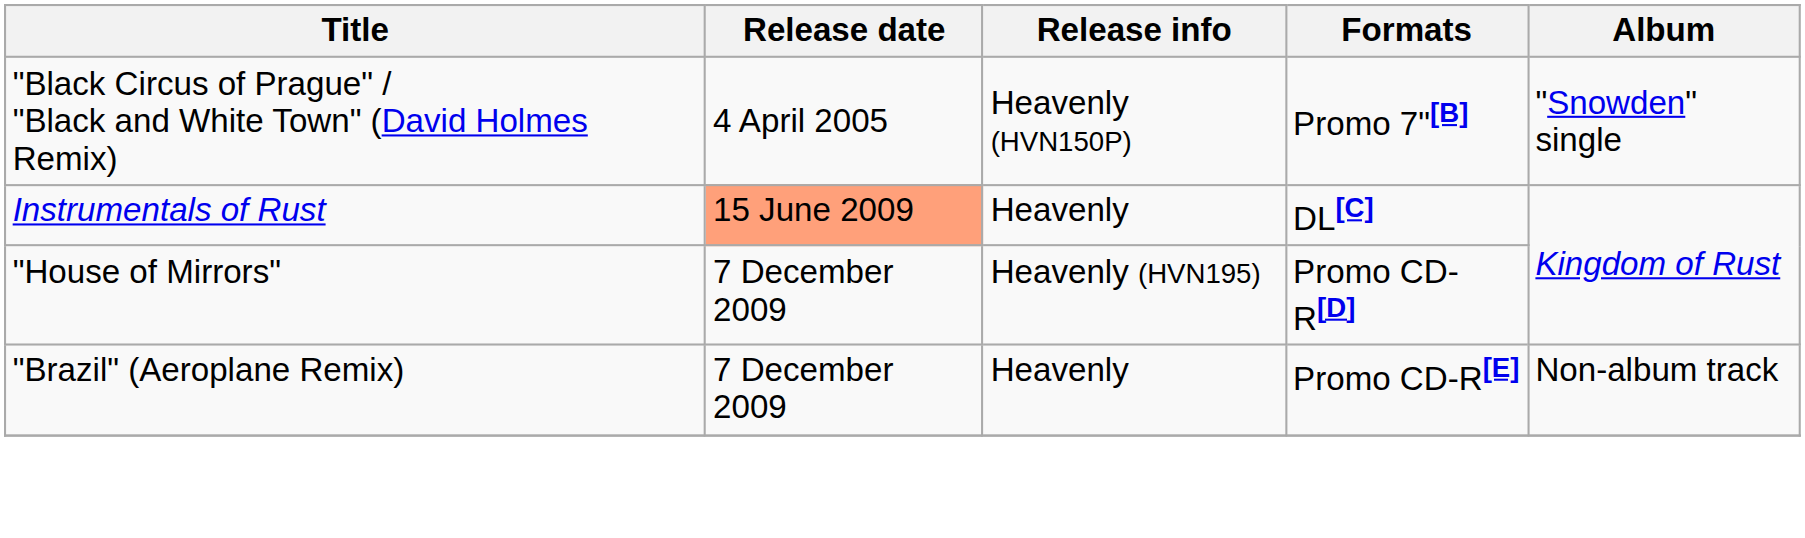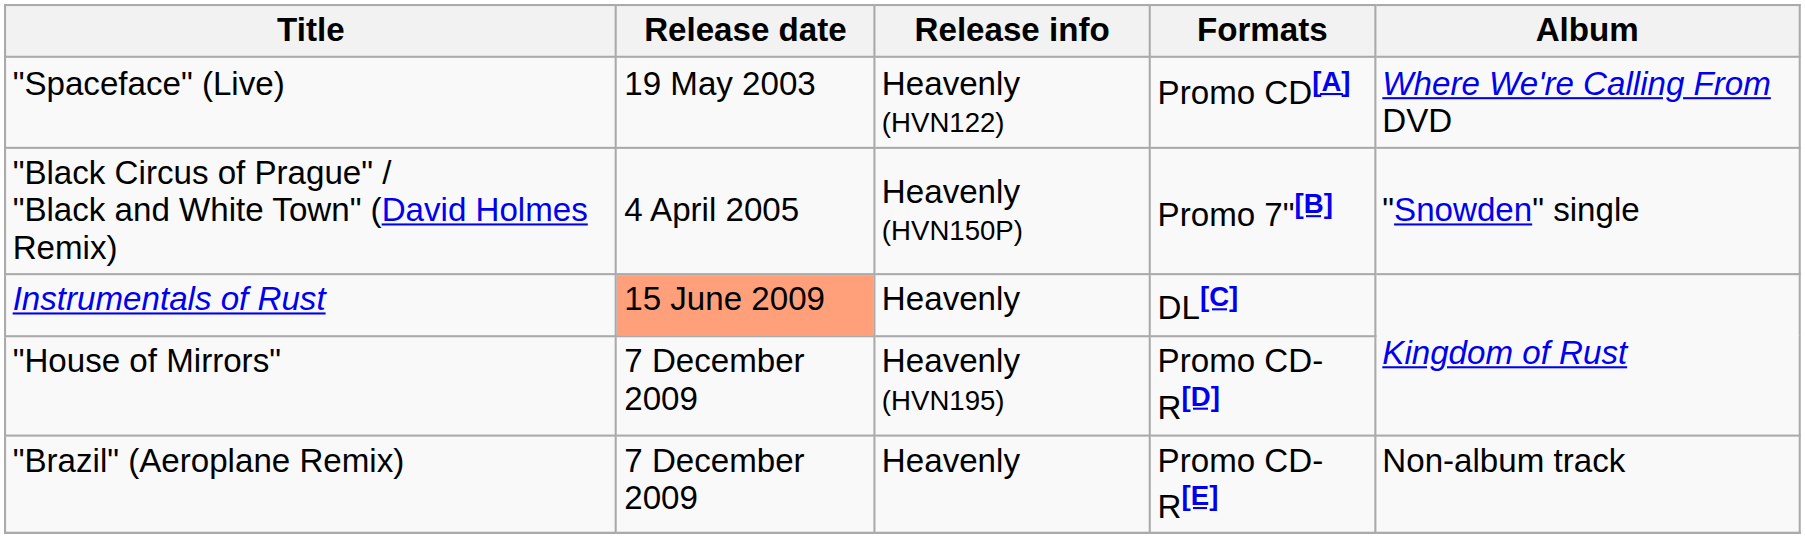+ row: (149, 83)
